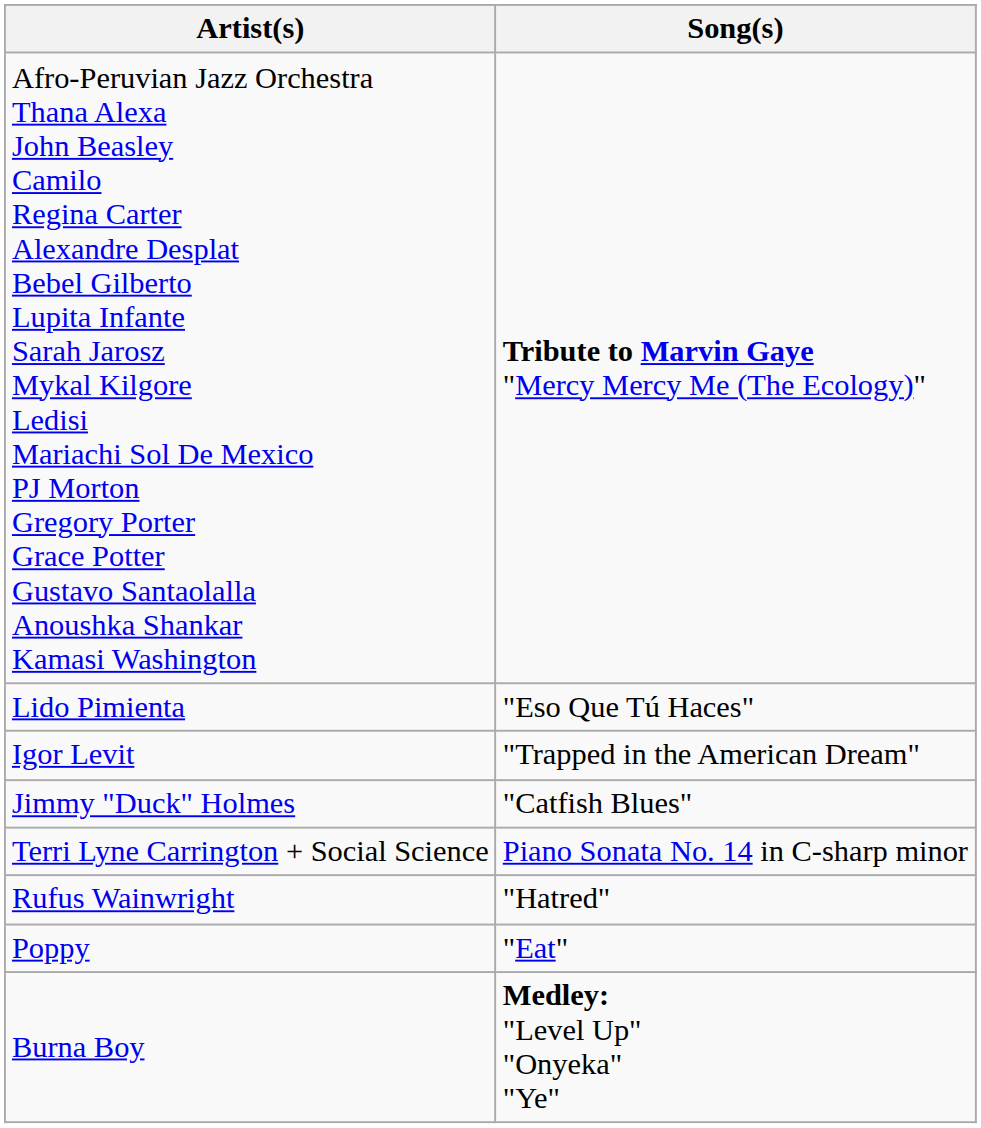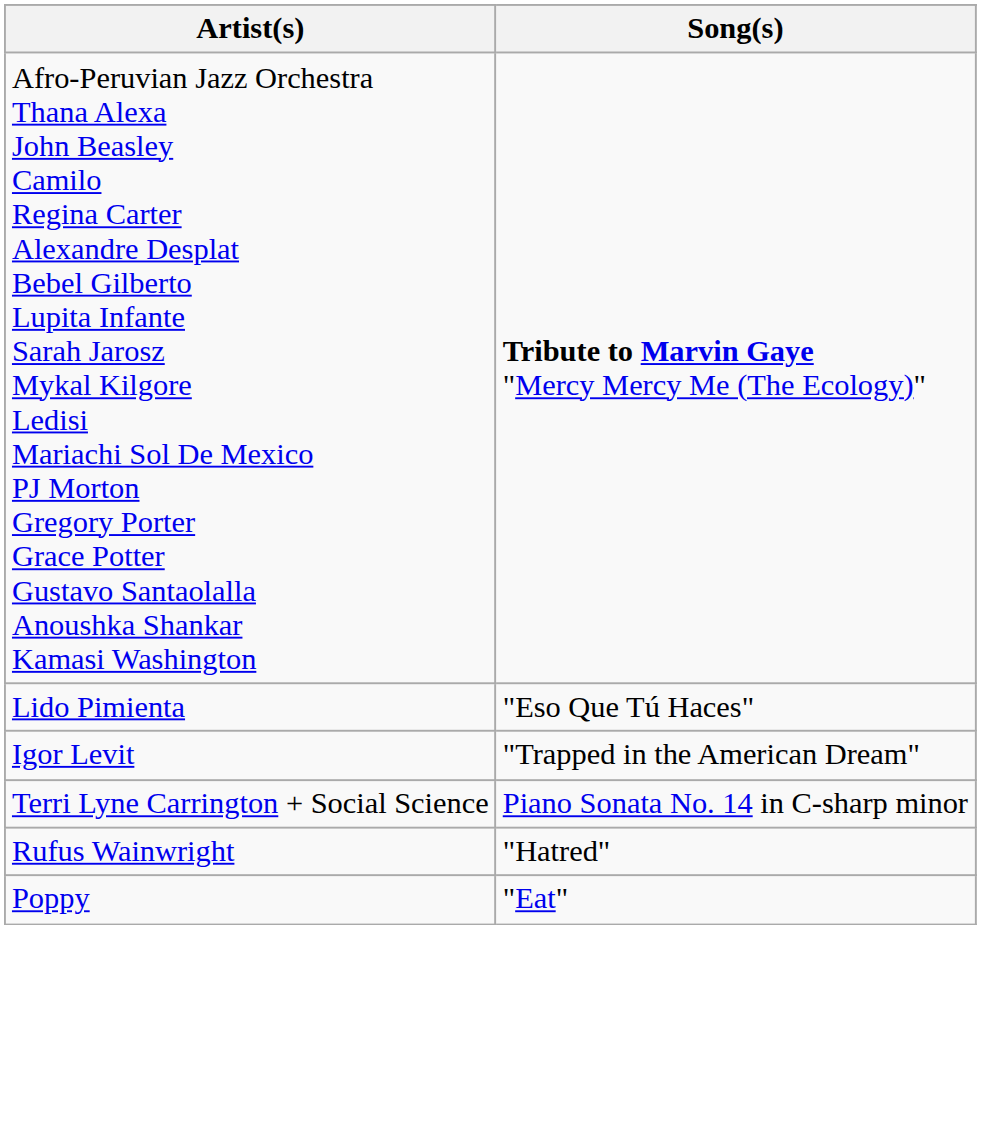- row: (154, 802)
- row: (78, 1047)
